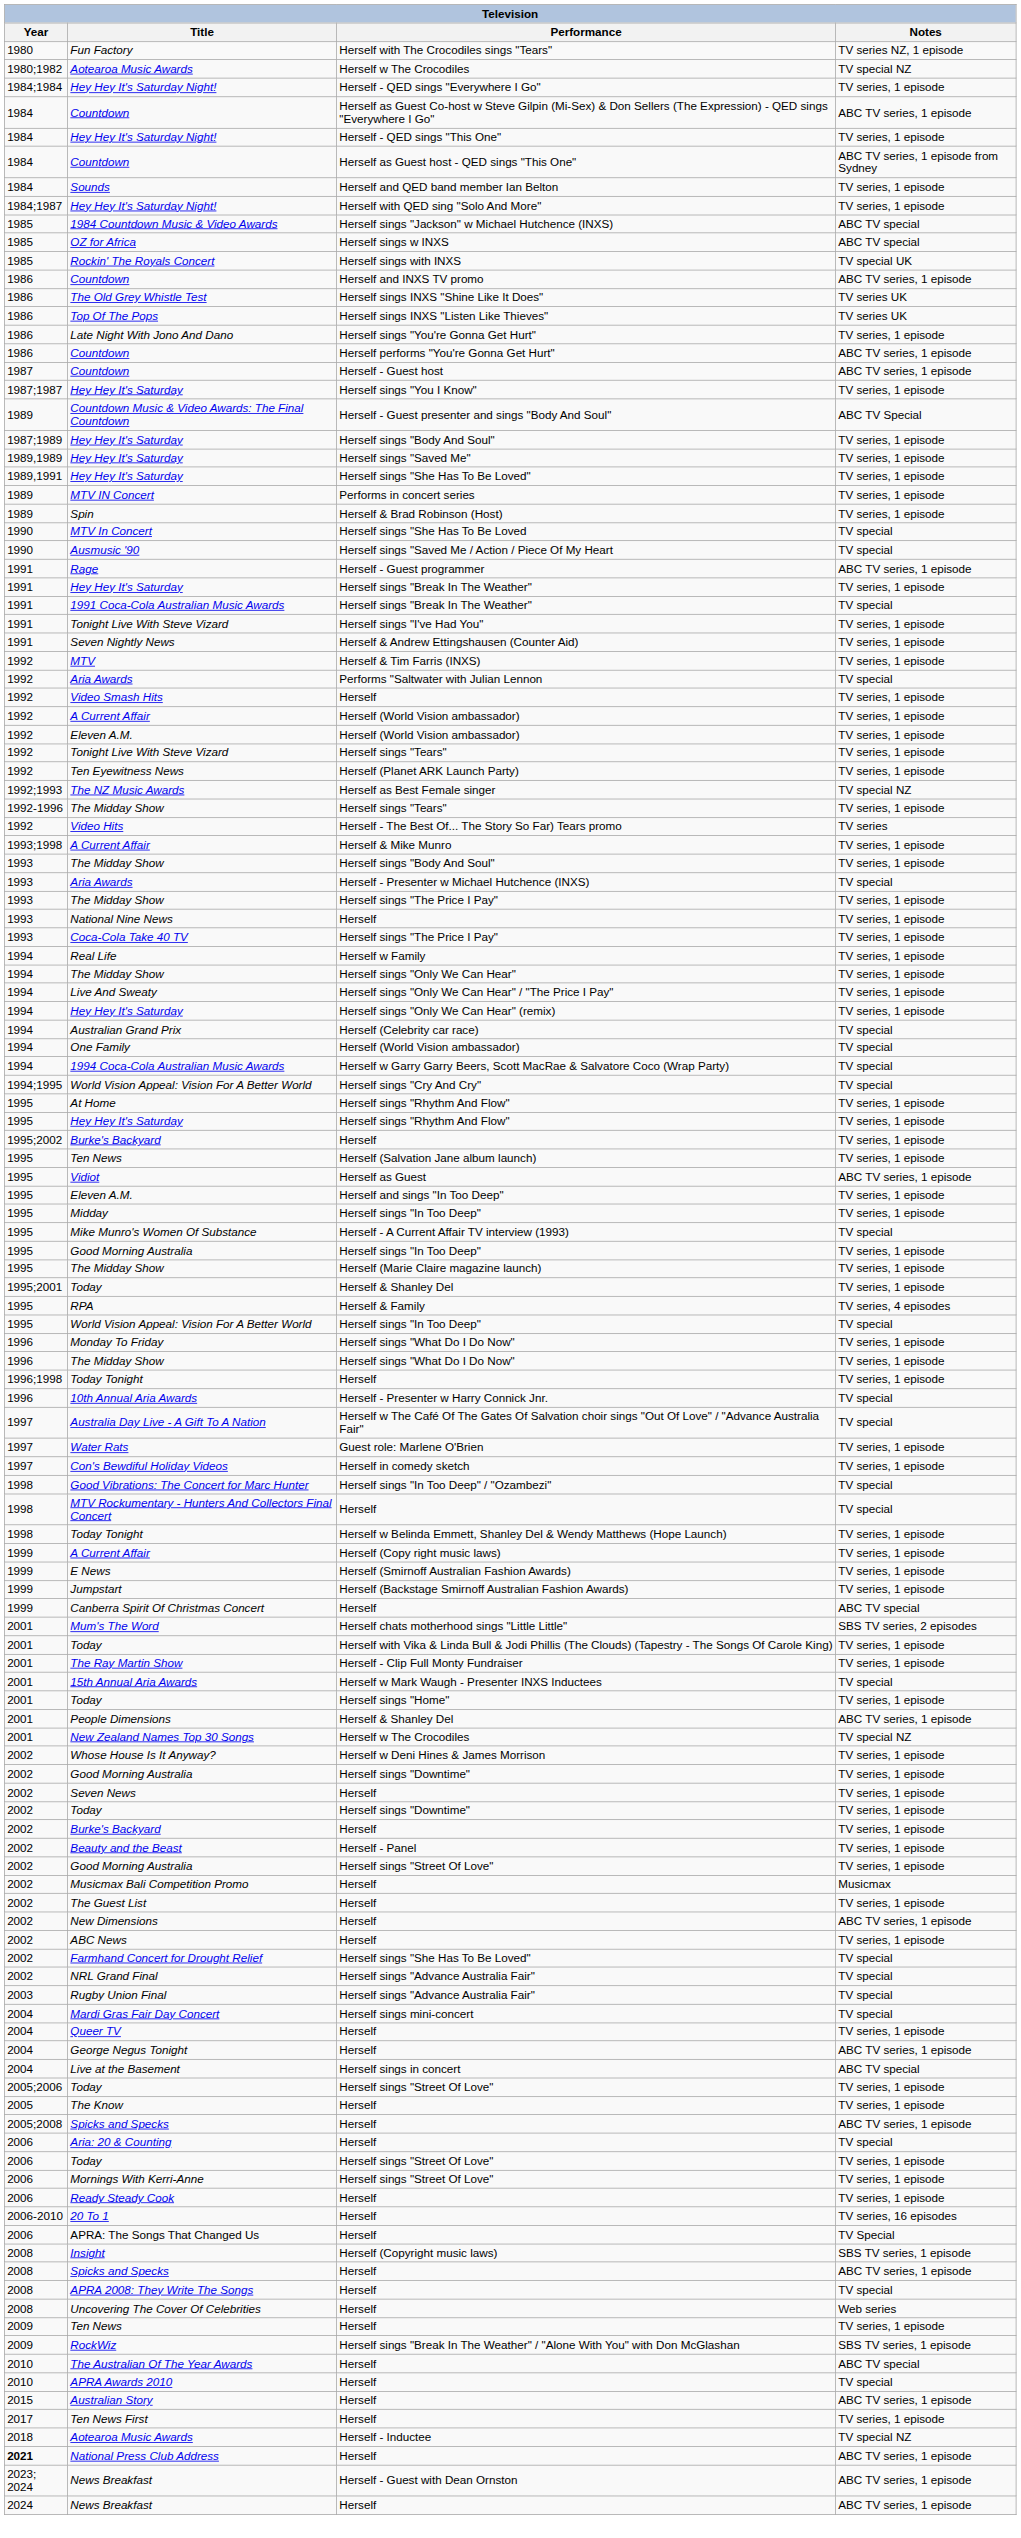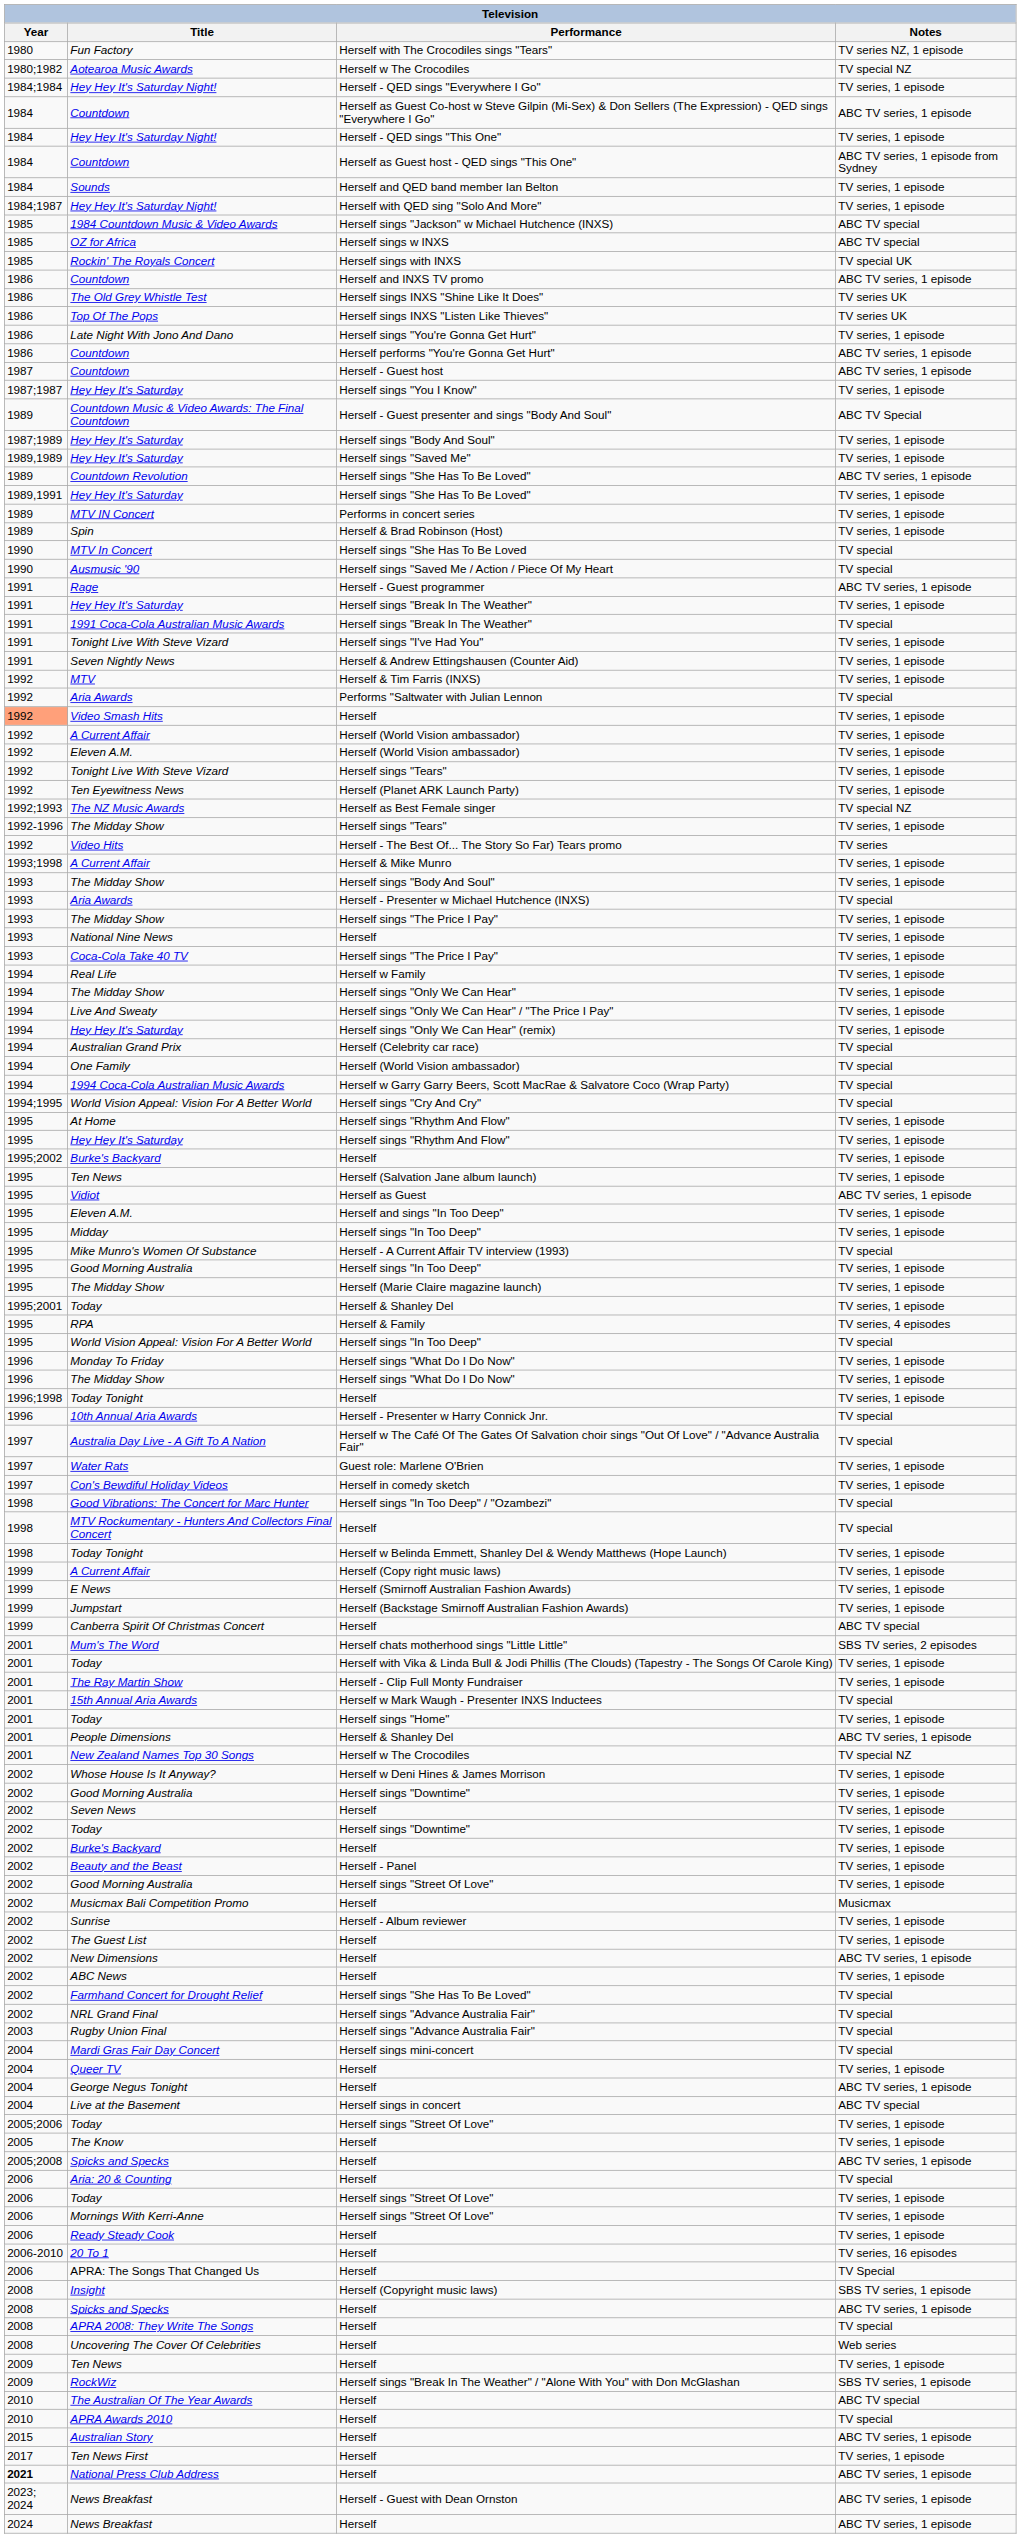+ row: (129, 477)
(20, 698) no background -> (20, 716) lightsalmon background
+ row: (90, 1922)
- row: (132, 2438)
